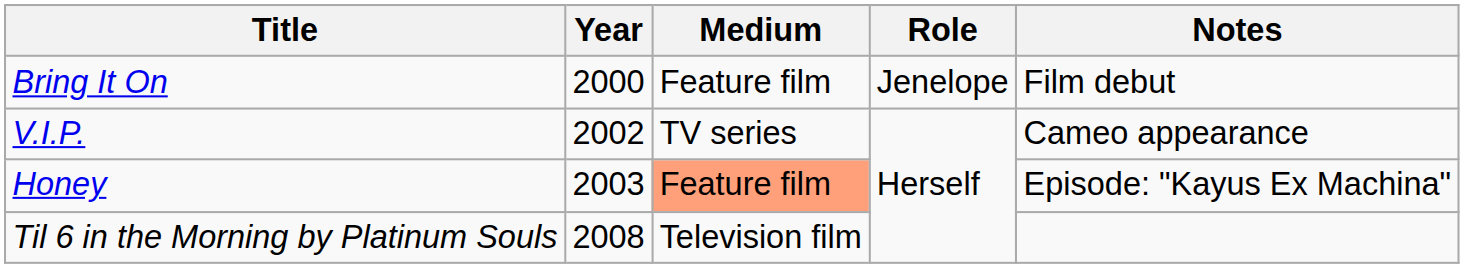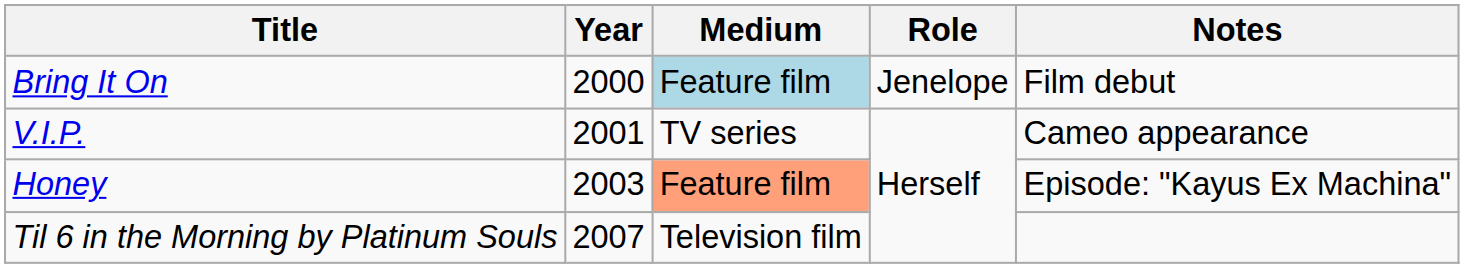(745, 81) no background -> (745, 81) lightblue background
(609, 133) 2002 -> (609, 133) 2001
(609, 236) 2008 -> (609, 236) 2007
